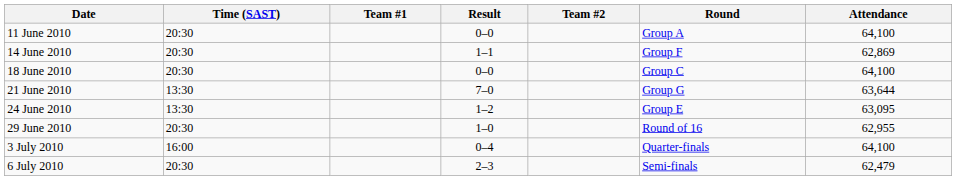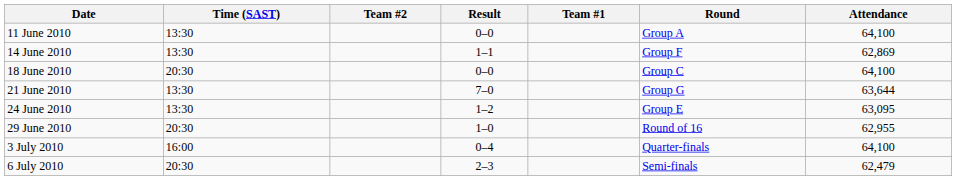columns swapped: (385, 14) <-> (584, 14)
(179, 33) 20:30 -> (179, 33) 13:30
(179, 52) 20:30 -> (179, 52) 13:30
